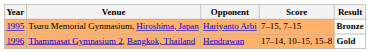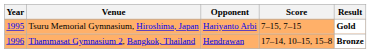(350, 26) Bronze -> (346, 26) Gold
(346, 41) Gold -> (350, 41) Bronze
